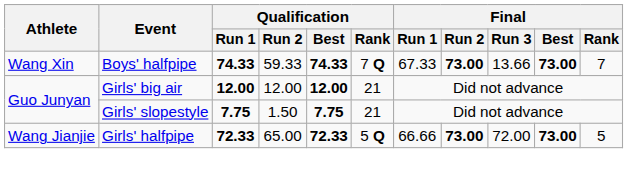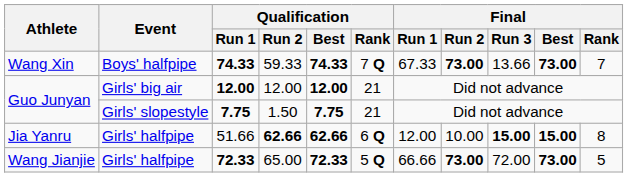+ row: (235, 136)
